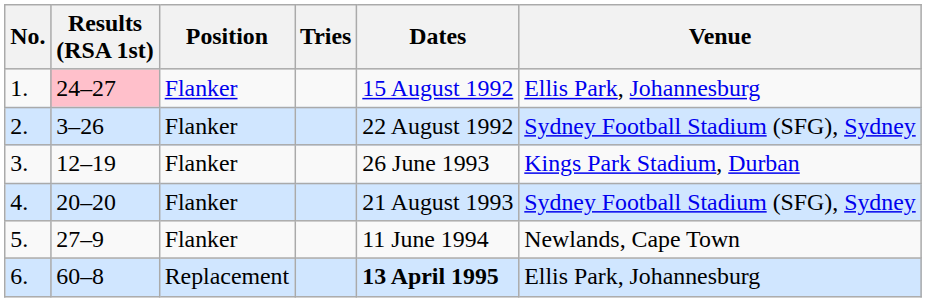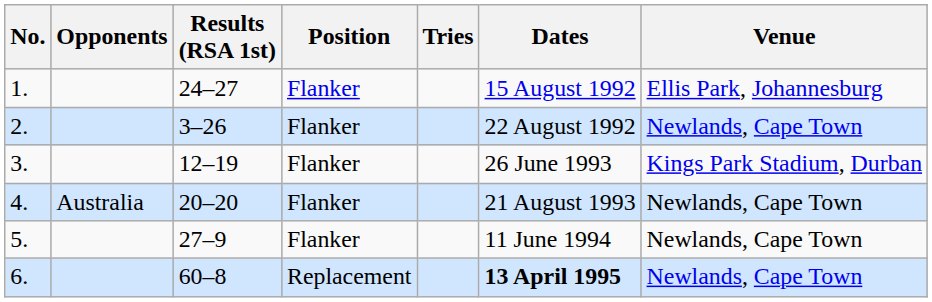+ column: (112, 36)
(86, 88) pink background -> (208, 88) no background
(720, 125) Sydney Football Stadium (SFG), Sydney -> (754, 125) Newlands, Cape Town
(720, 201) Sydney Football Stadium (SFG), Sydney -> (754, 201) Newlands, Cape Town
(642, 277) Ellis Park, Johannesburg -> (754, 277) Newlands, Cape Town
